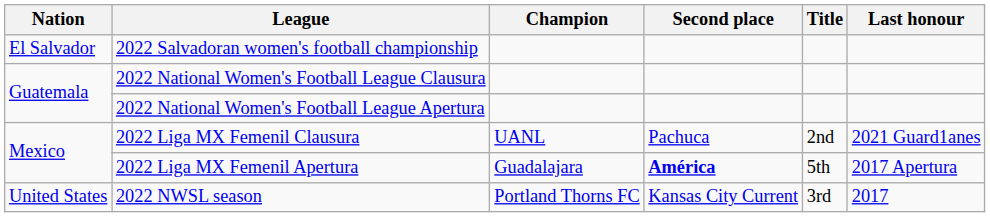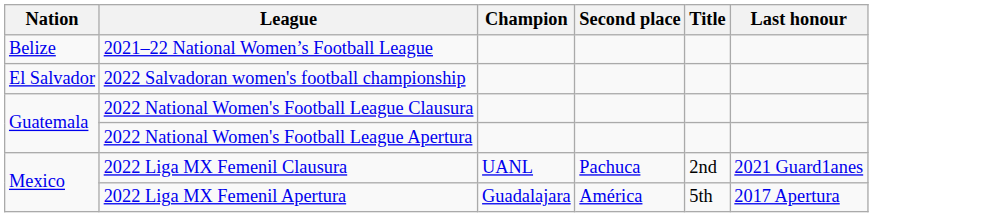+ row: (268, 48)
(682, 167) bold -> (611, 196) normal
- row: (189, 196)
